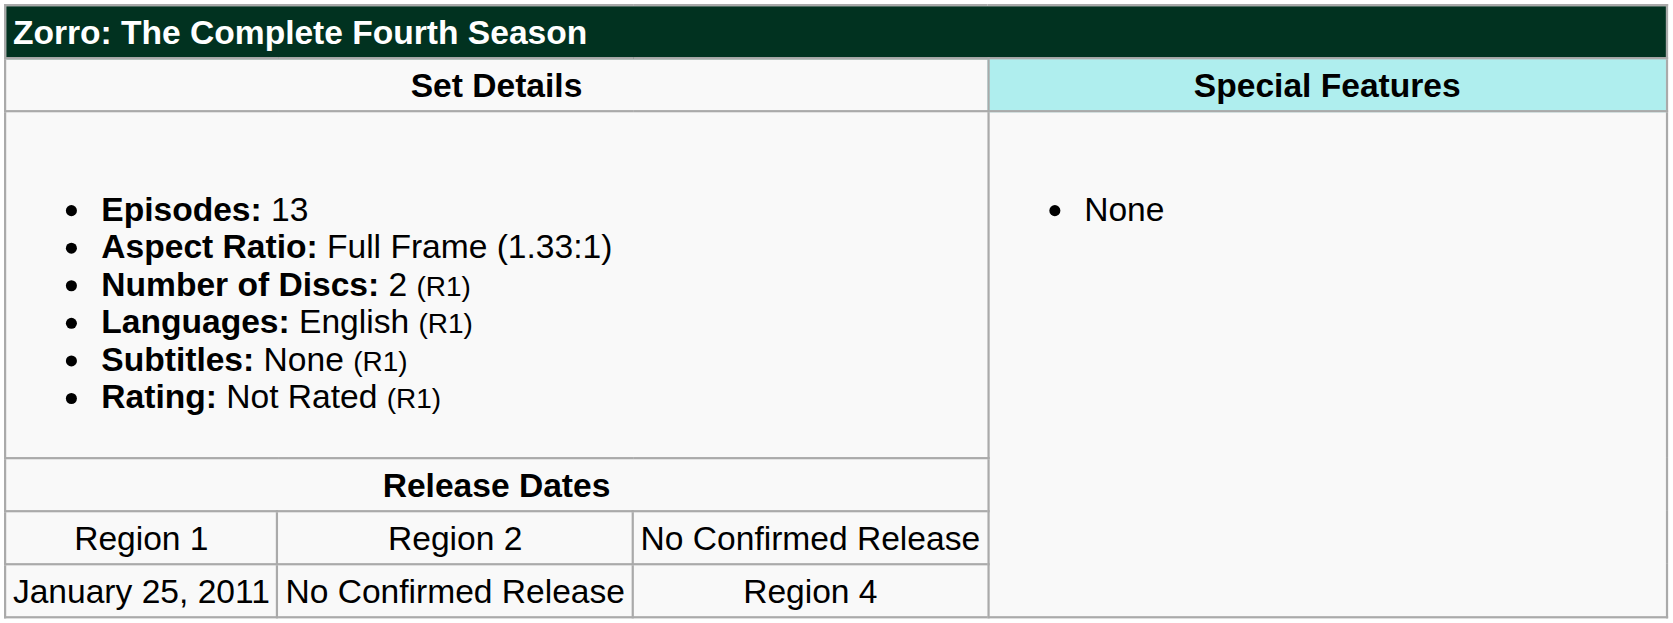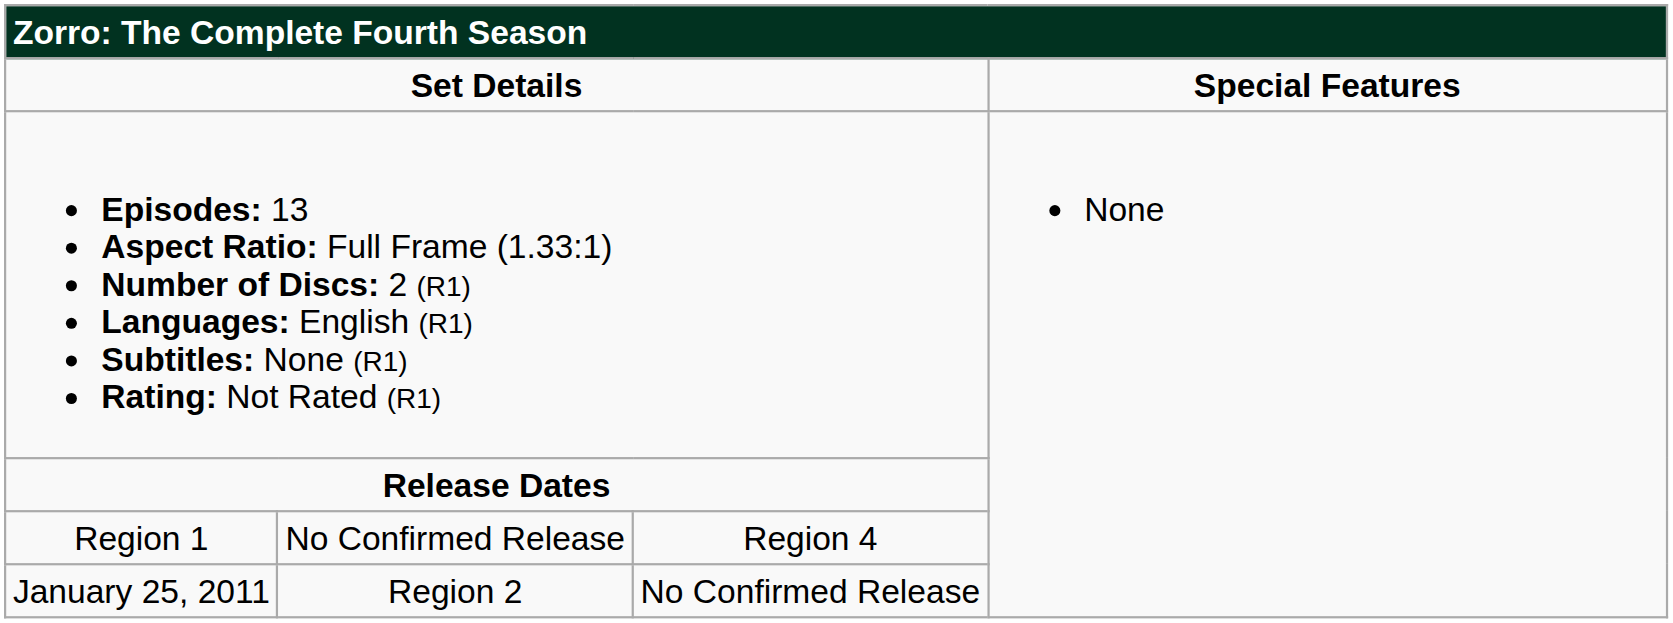(1327, 85) paleturquoise background -> (1327, 85) no background
(455, 537) Region 2 -> (455, 537) No Confirmed Release
(810, 537) No Confirmed Release -> (810, 537) Region 4
(455, 590) No Confirmed Release -> (455, 590) Region 2
(810, 590) Region 4 -> (810, 590) No Confirmed Release
